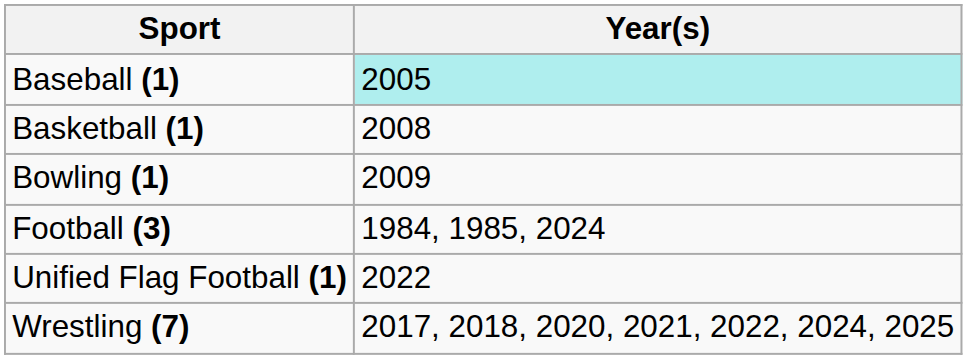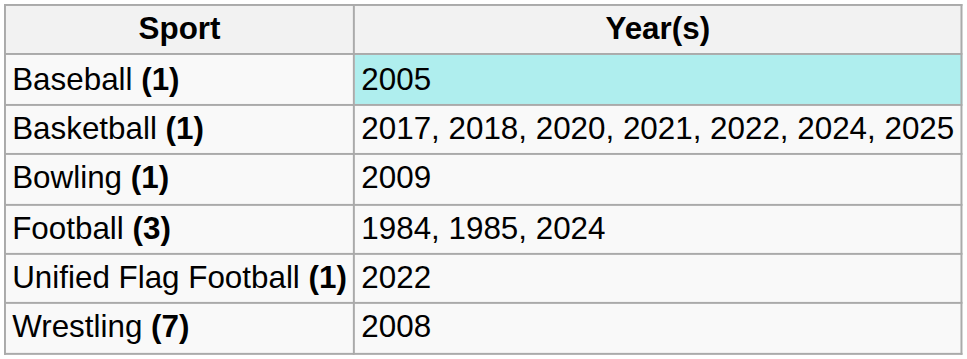(396, 128) 2008 -> (658, 128) 2017, 2018, 2020, 2021, 2022, 2024, 2025
(658, 327) 2017, 2018, 2020, 2021, 2022, 2024, 2025 -> (396, 327) 2008
